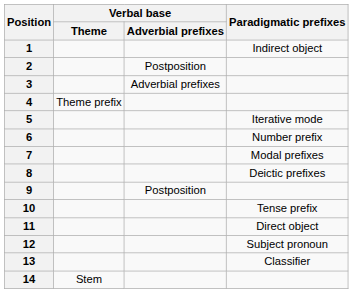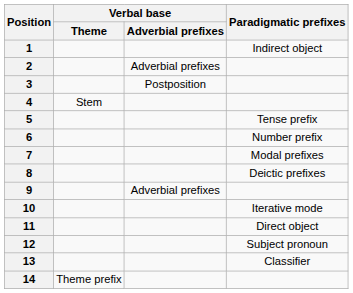(175, 66) Postposition -> (175, 66) Adverbial prefixes
(175, 84) Adverbial prefixes -> (175, 84) Postposition
(89, 102) Theme prefix -> (89, 102) Stem
(287, 119) Iterative mode -> (287, 119) Tense prefix
(175, 191) Postposition -> (175, 191) Adverbial prefixes
(287, 208) Tense prefix -> (287, 208) Iterative mode
(89, 279) Stem -> (89, 279) Theme prefix
